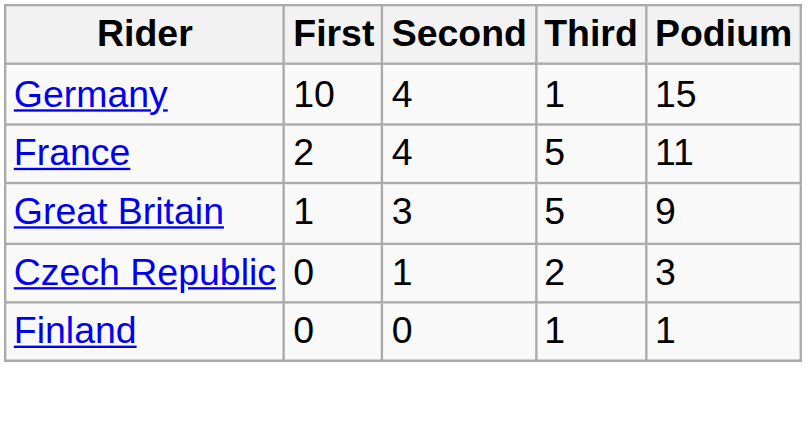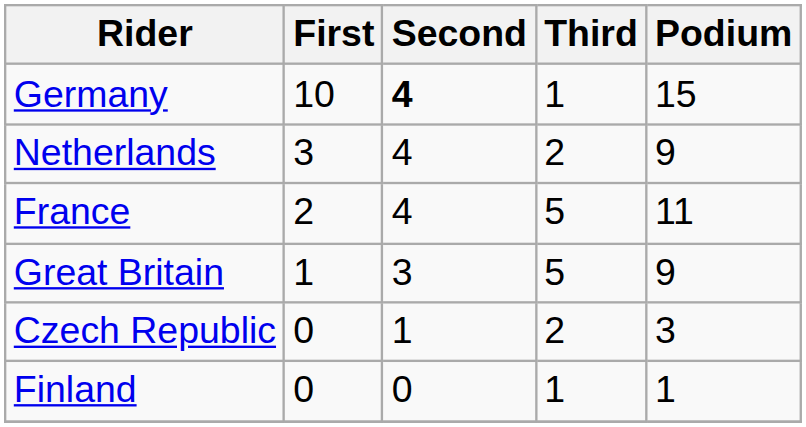(402, 93) normal -> (402, 93) bold
+ row: (115, 152)
